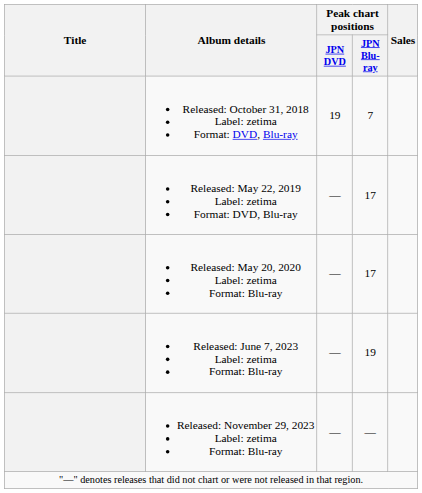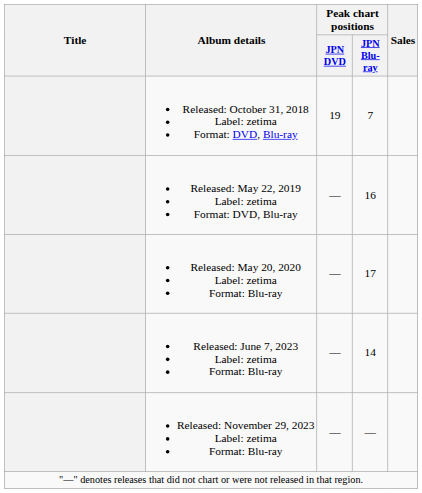(370, 194) 17 -> (370, 194) 16
(370, 353) 19 -> (370, 353) 14
